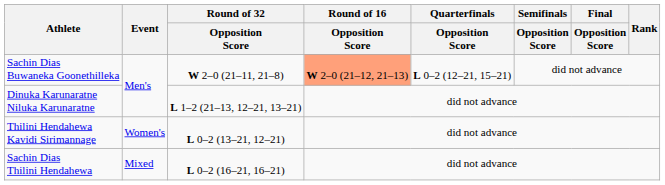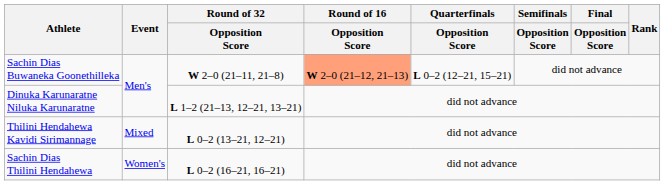(145, 132) Women's -> (139, 132) Mixed
(139, 164) Mixed -> (145, 164) Women's
